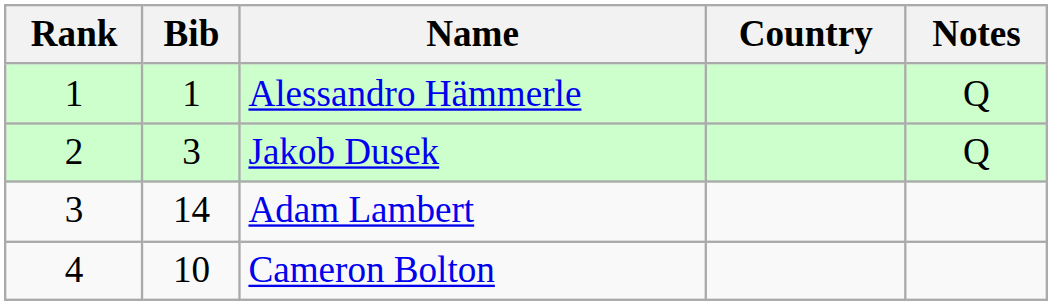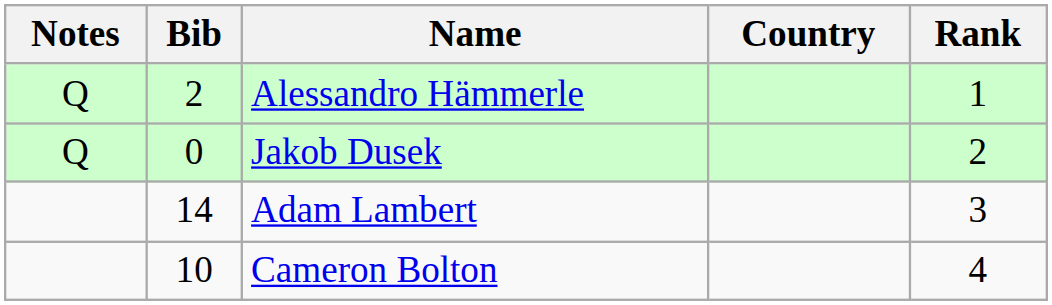columns swapped: (74, 33) <-> (976, 33)
(191, 92) 1 -> (194, 92) 2
(191, 151) 3 -> (194, 151) 0
